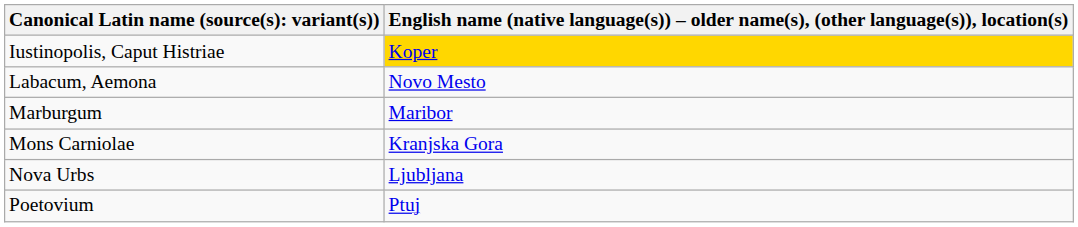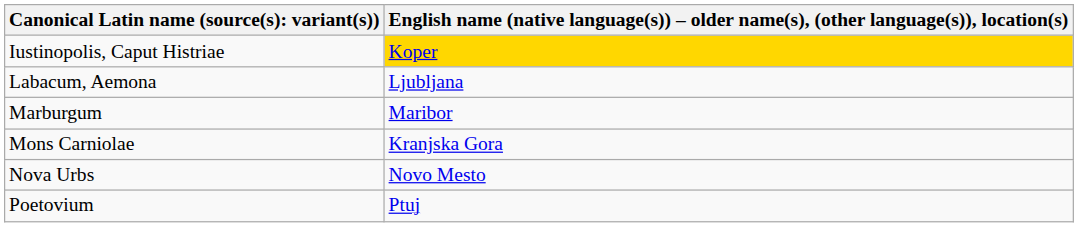(437, 81) Novo Mesto -> (426, 81) Ljubljana
(426, 174) Ljubljana -> (437, 174) Novo Mesto
